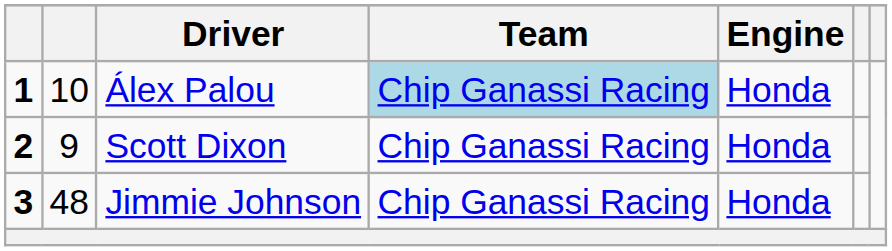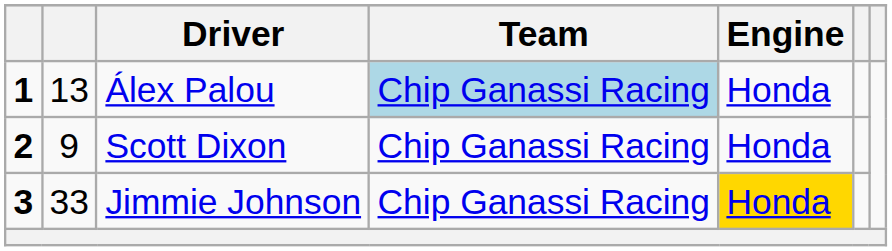(69, 89) 10 -> (69, 89) 13
(69, 202) 48 -> (69, 202) 33
(779, 202) no background -> (779, 202) gold background
